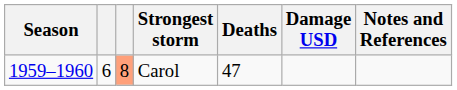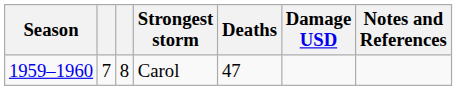(106, 70) 6 -> (106, 70) 7
(124, 70) lightsalmon background -> (124, 70) no background
